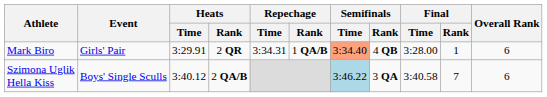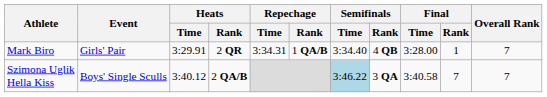(350, 51) lightsalmon background -> (350, 51) no background
(507, 51) 6 -> (507, 51) 7
(507, 76) 6 -> (507, 76) 7
